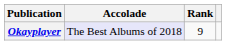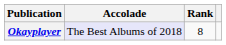(200, 31) 9 -> (200, 31) 8
